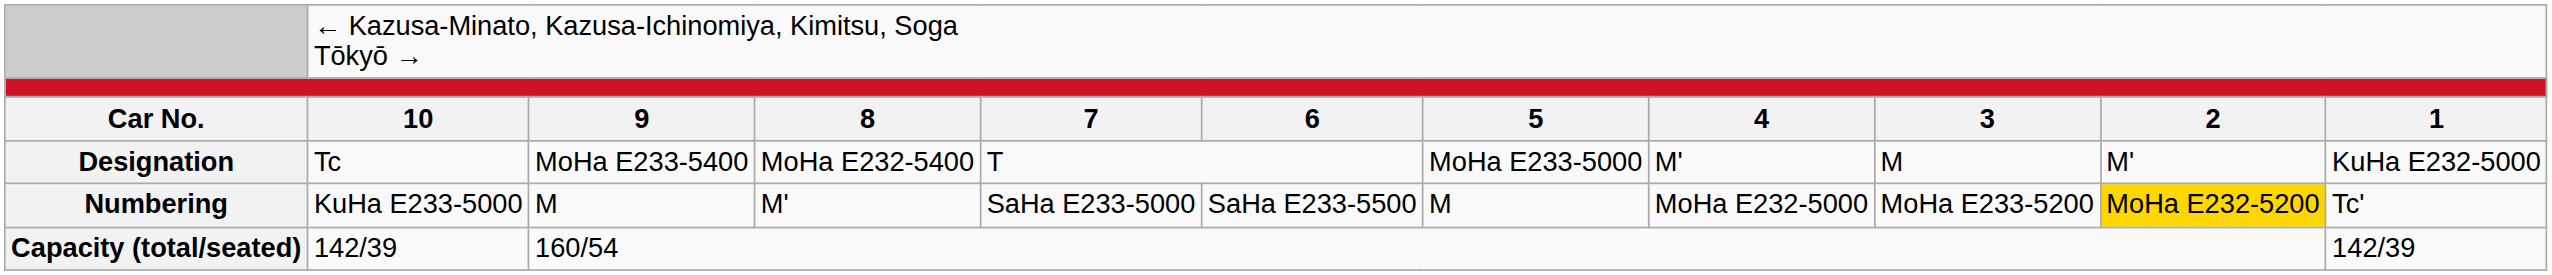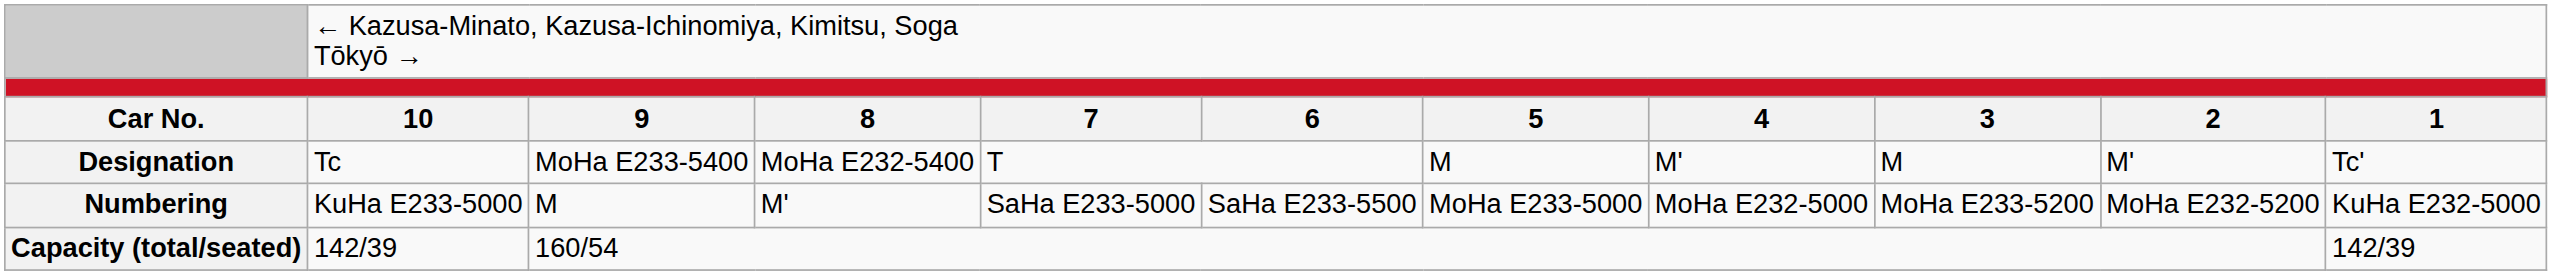(1536, 161) MoHa E233-5000 -> (1440, 161) M
(2436, 161) KuHa E232-5000 -> (2348, 161) Tc'
(1440, 204) M -> (1536, 204) MoHa E233-5000
(2213, 204) gold background -> (2213, 204) no background
(2348, 204) Tc' -> (2436, 204) KuHa E232-5000
